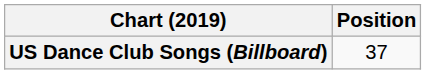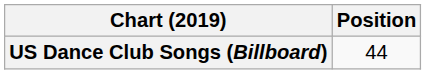(376, 52) 37 -> (376, 52) 44
